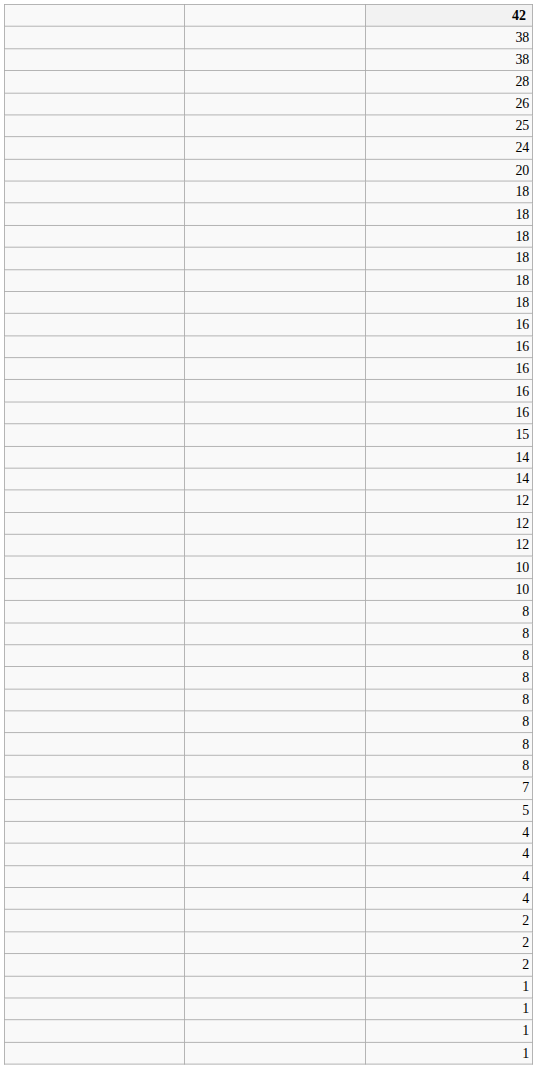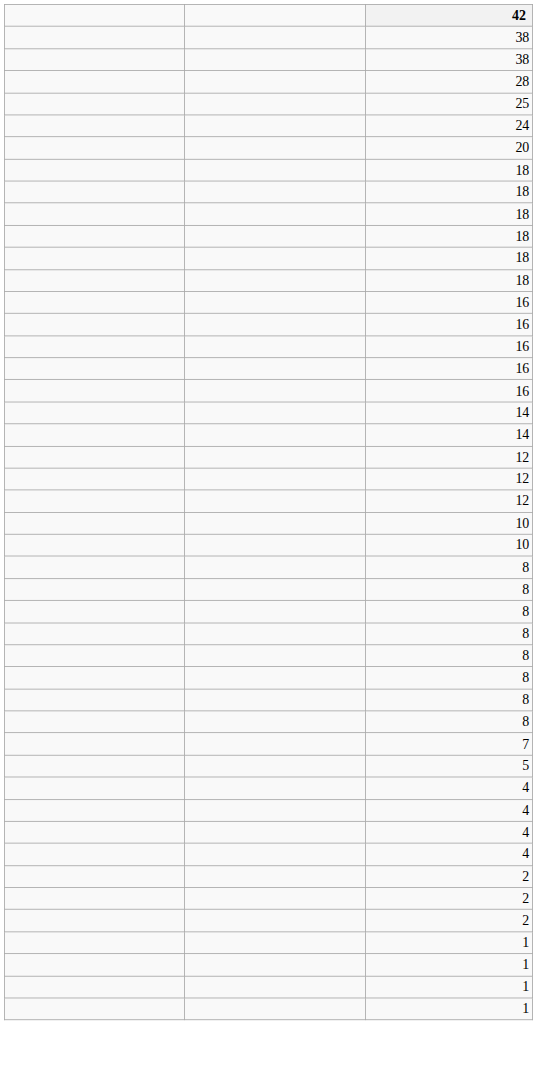- row: (95, 104)
- row: (95, 435)
